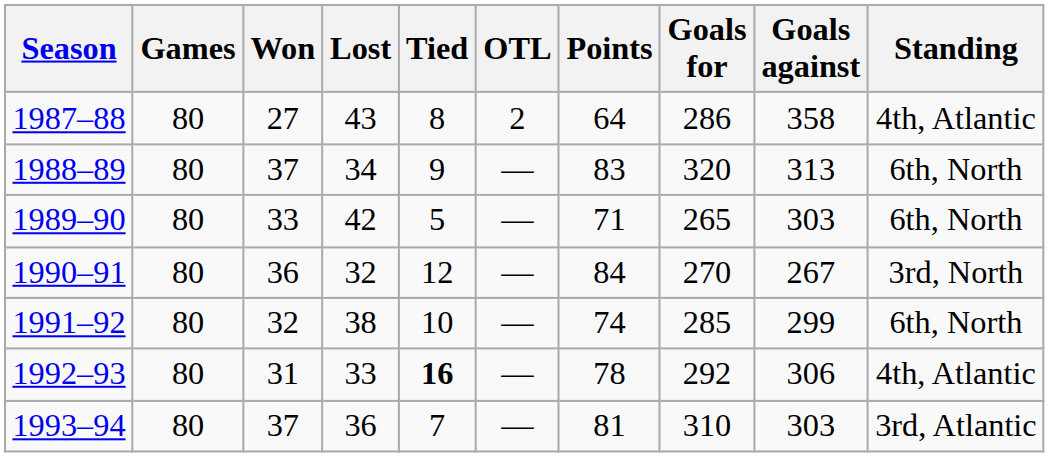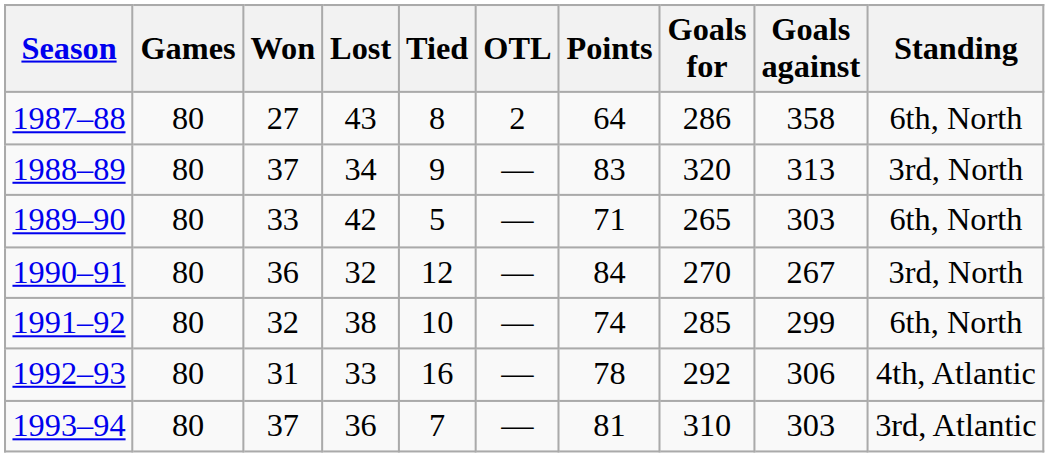(956, 117) 4th, Atlantic -> (956, 117) 6th, North
(956, 169) 6th, North -> (956, 169) 3rd, North
(437, 374) bold -> (437, 374) normal
